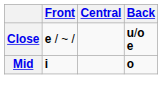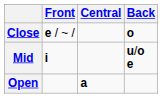(136, 39) u/o e -> (130, 32) o
(130, 64) o -> (136, 58) u/o e
+ row: (23, 83)
